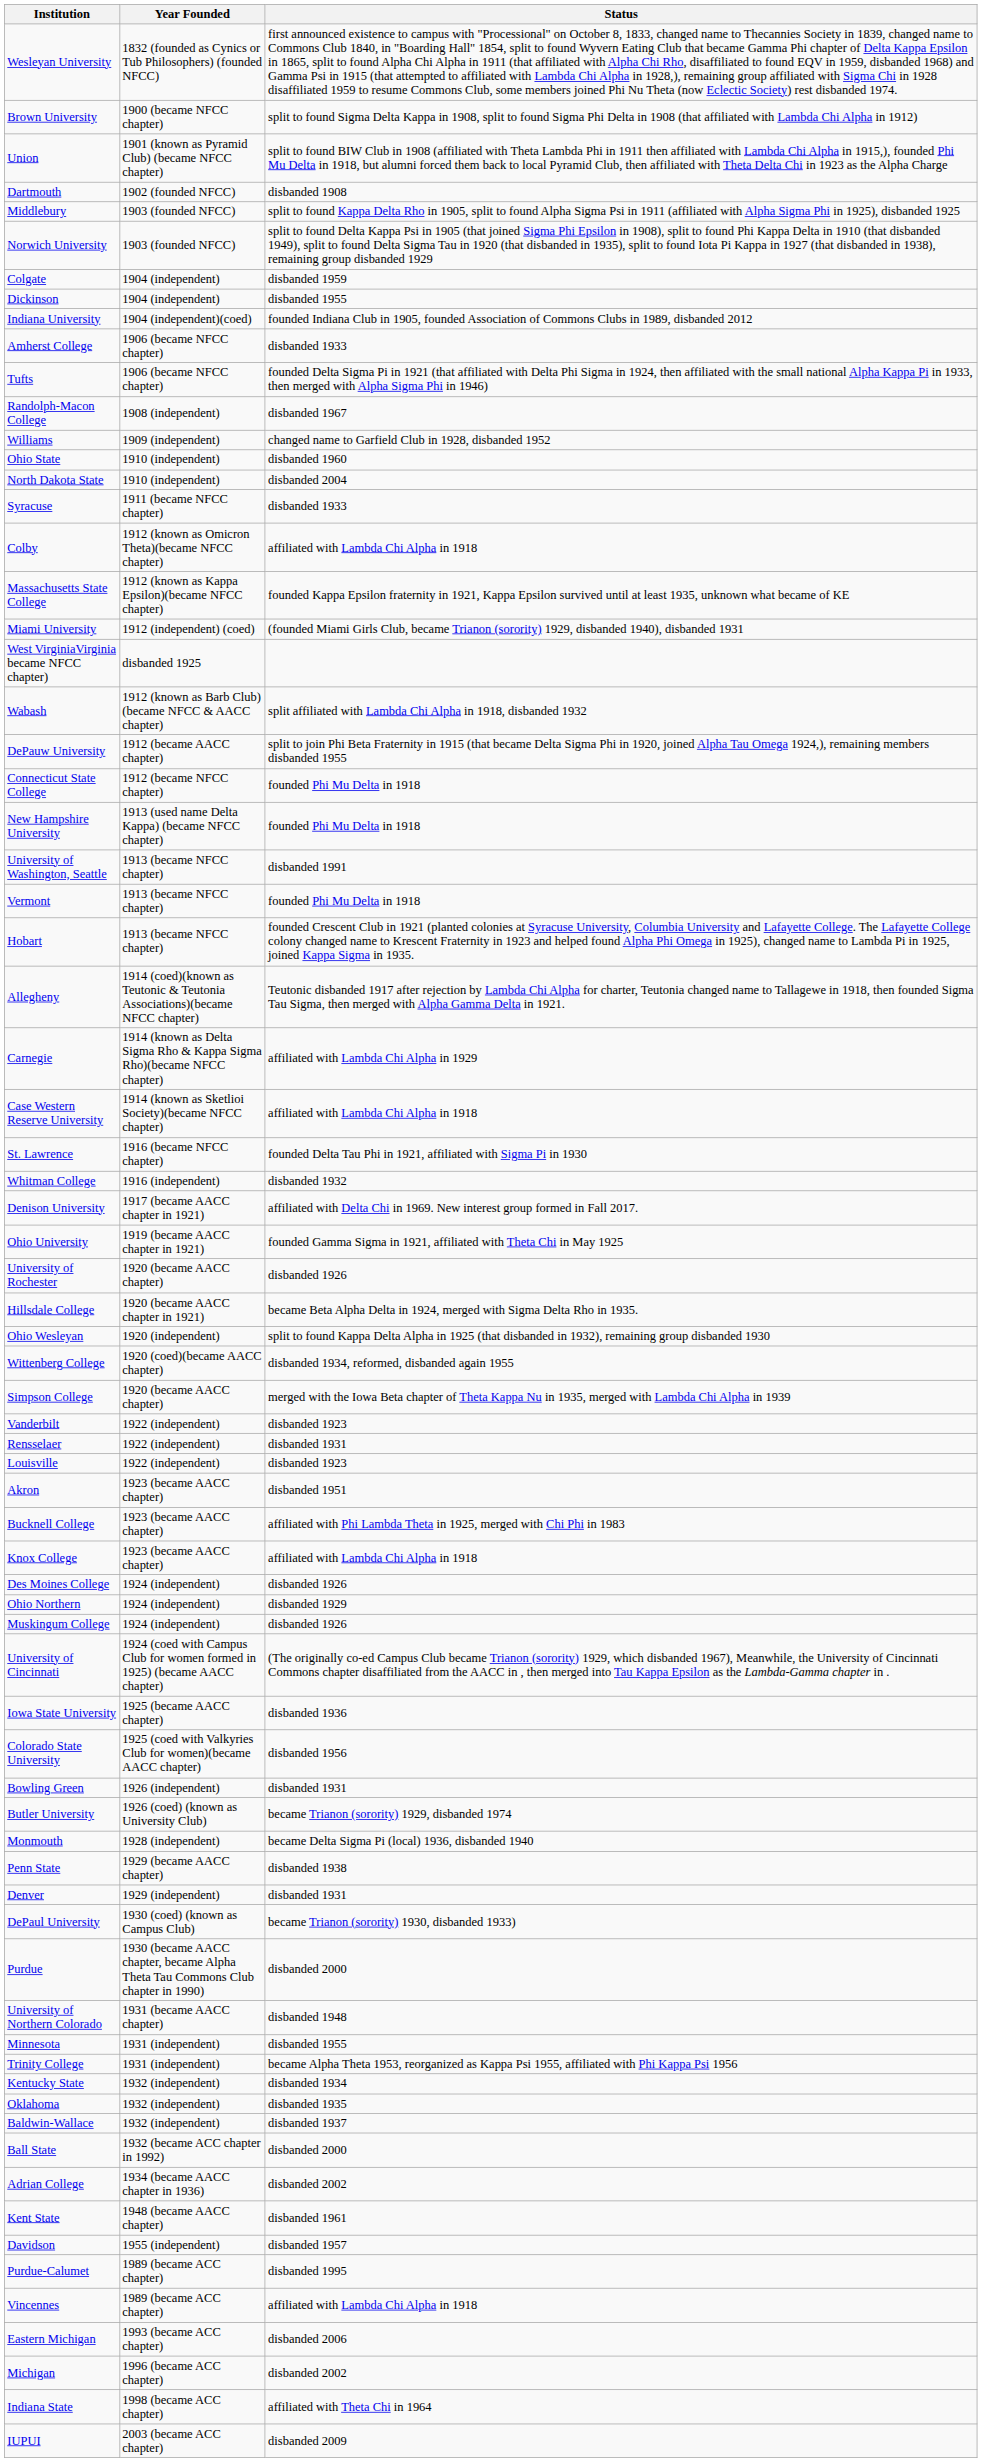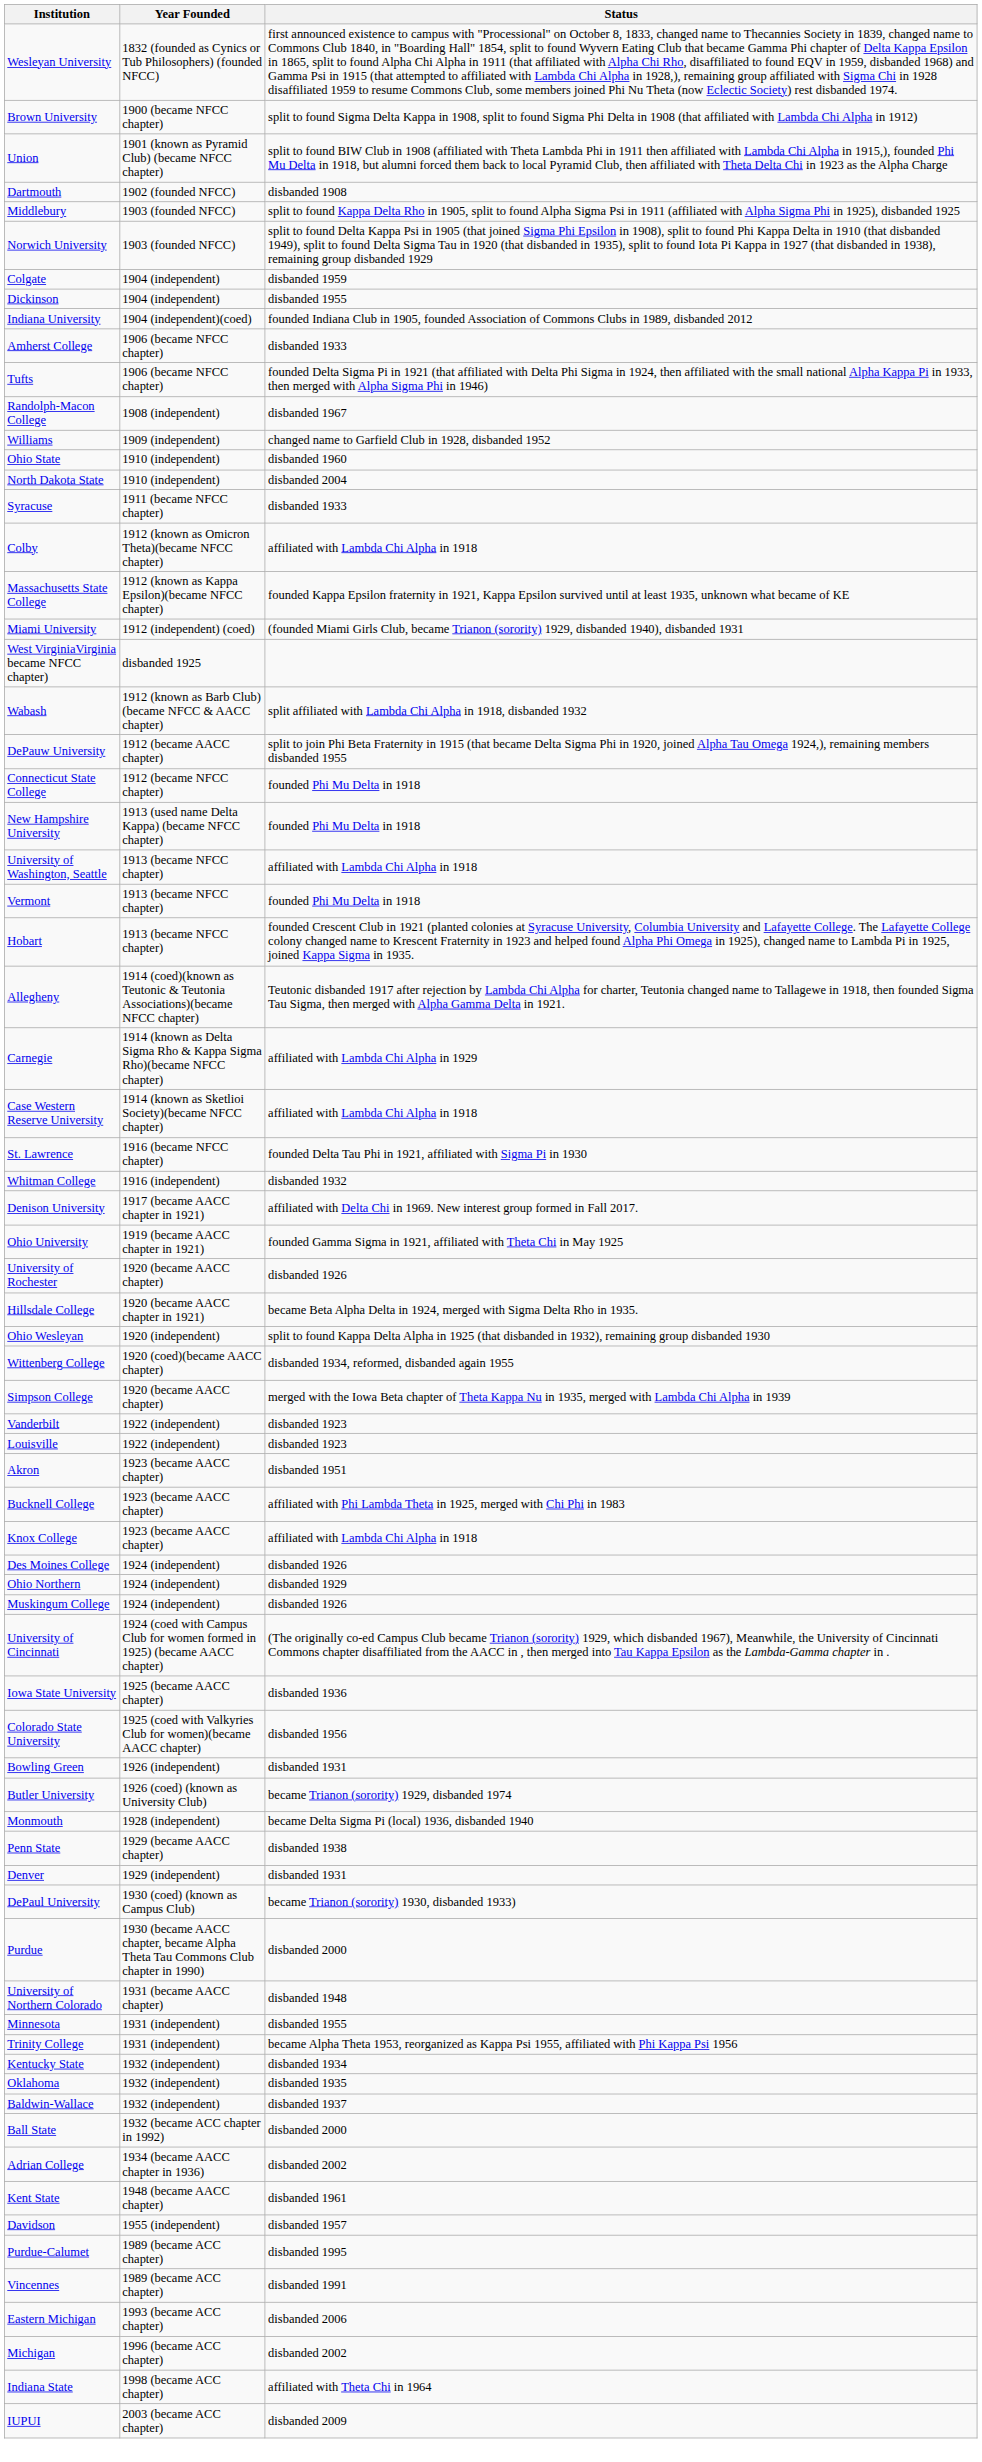(307, 867) disbanded 1991 -> (373, 867) affiliated with Lambda Chi Alpha in 1918
- row: (34, 1443)
(373, 2305) affiliated with Lambda Chi Alpha in 1918 -> (307, 2285) disbanded 1991
